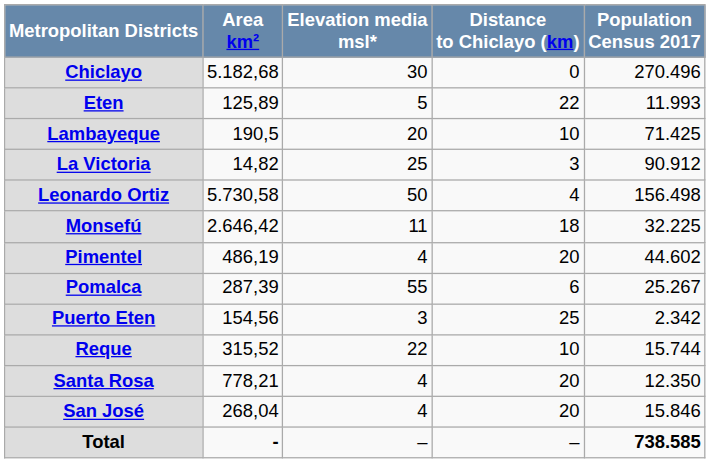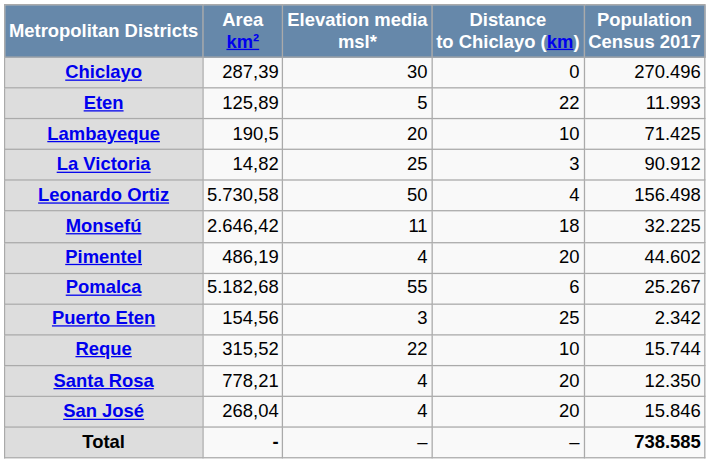(243, 72) 5.182,68 -> (250, 72) 287,39
(250, 288) 287,39 -> (243, 288) 5.182,68
